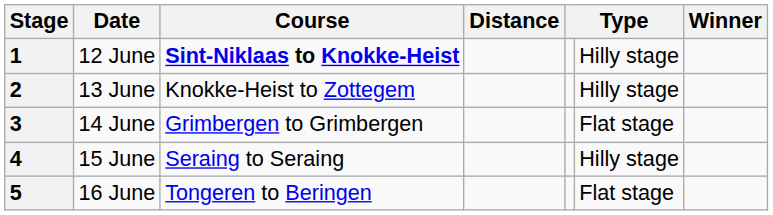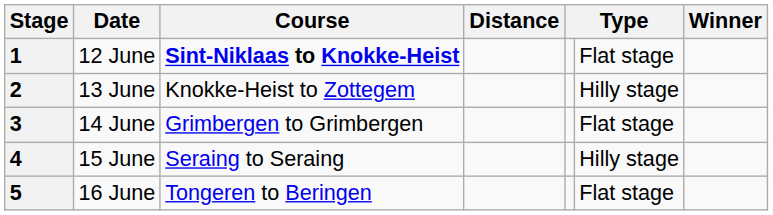(629, 55) Hilly stage -> (627, 55) Flat stage
